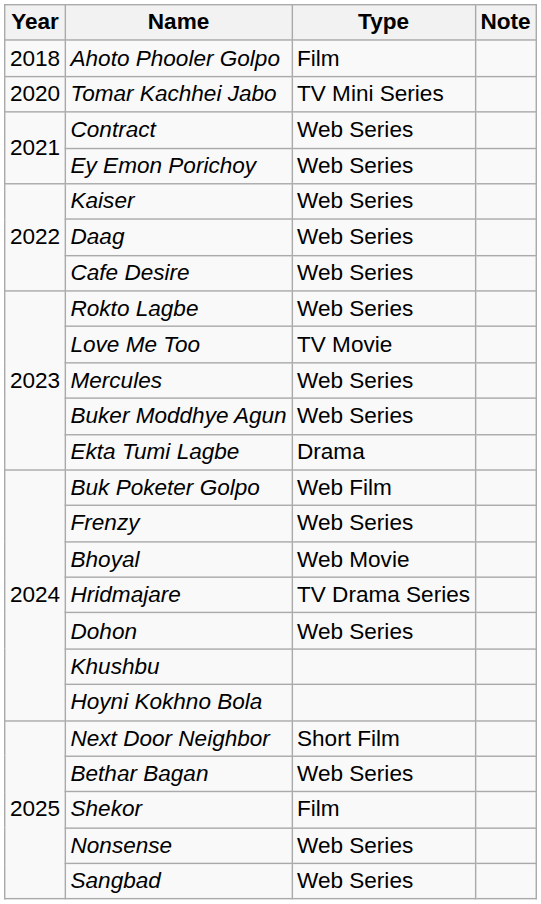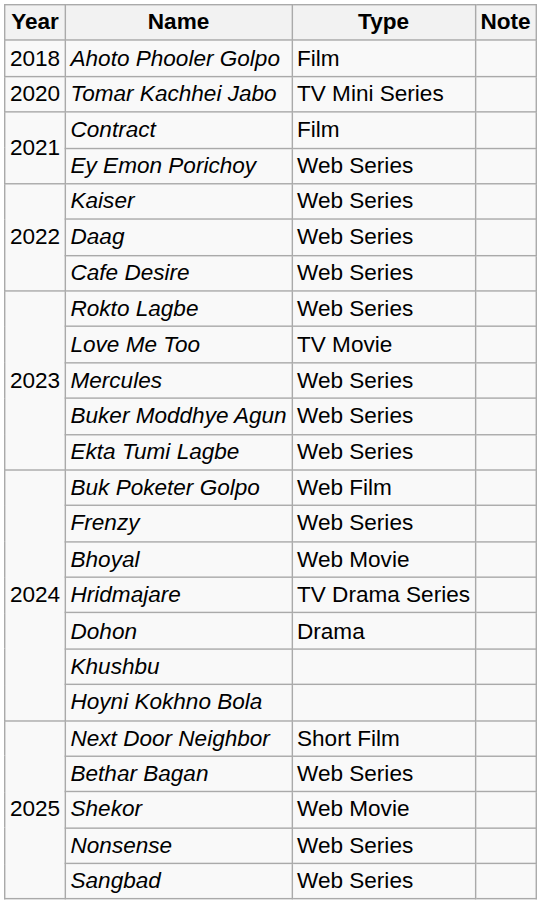(355, 129) Web Series -> (318, 129) Film
(331, 451) Drama -> (355, 451) Web Series
(355, 630) Web Series -> (331, 630) Drama
(318, 809) Film -> (353, 809) Web Movie
